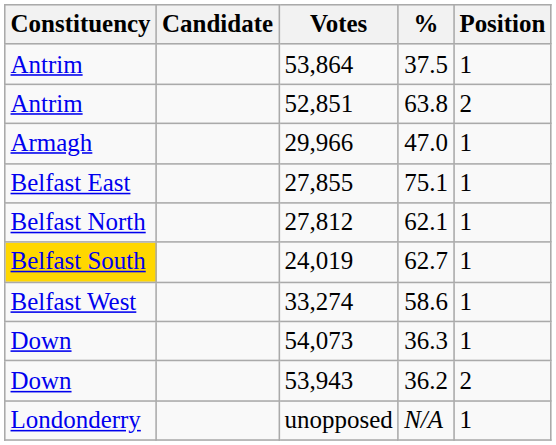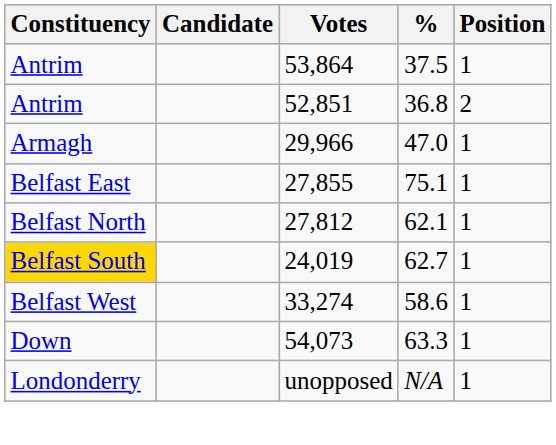(426, 103) 63.8 -> (426, 103) 36.8
(426, 340) 36.3 -> (426, 340) 63.3
- row: (319, 380)
